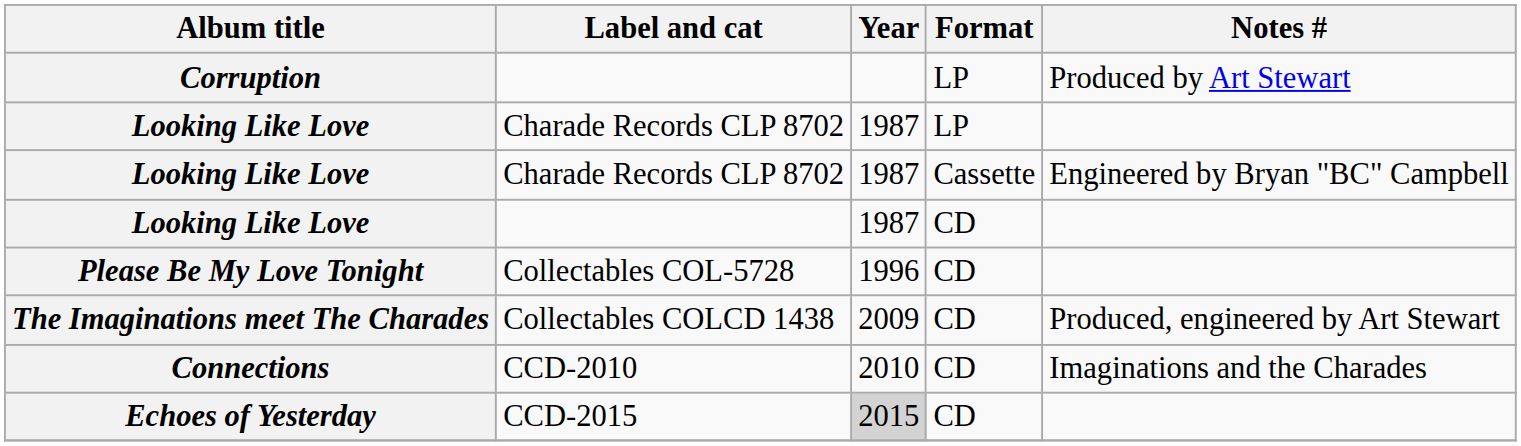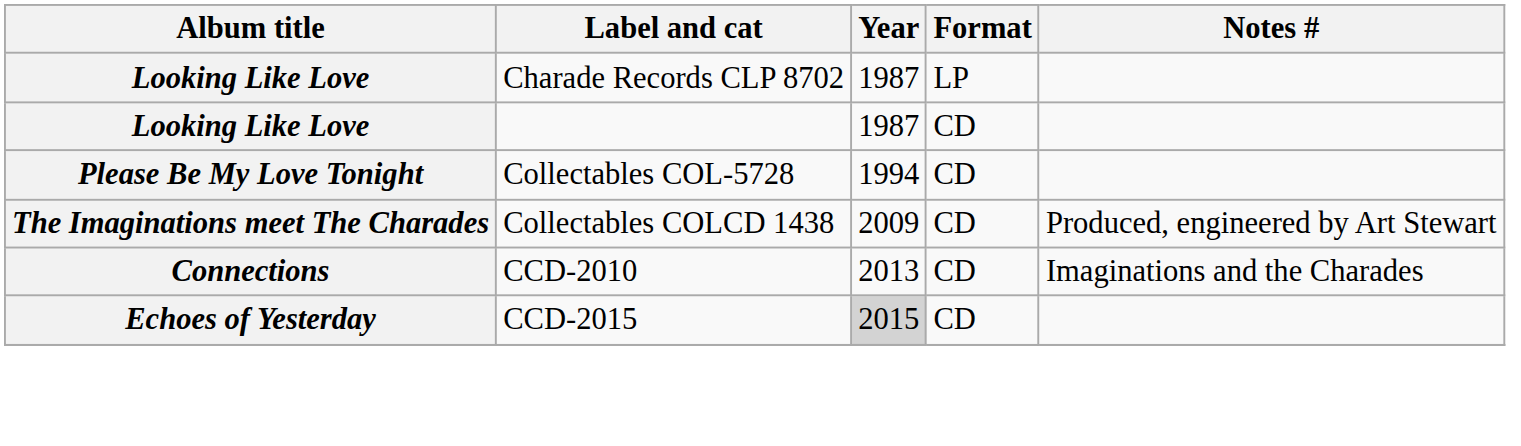- row: (251, 77)
- row: (251, 174)
(889, 271) 1996 -> (889, 174) 1994
(889, 367) 2010 -> (889, 271) 2013
